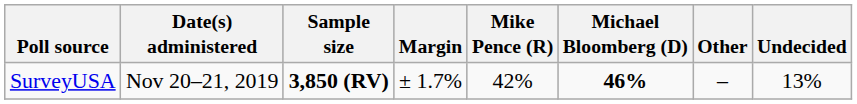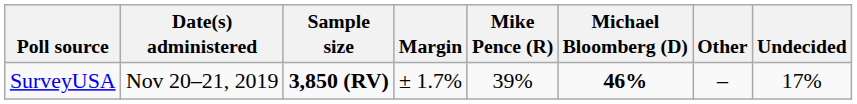(513, 80) 42% -> (513, 80) 39%
(802, 80) 13% -> (802, 80) 17%
